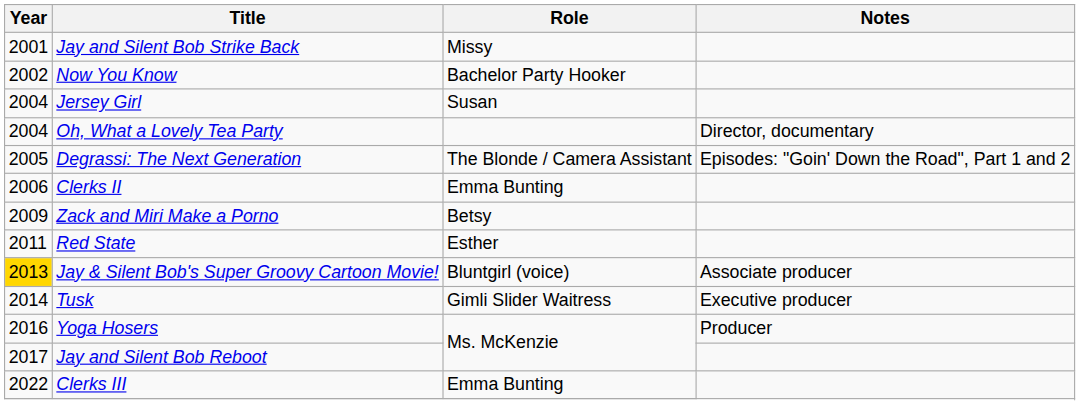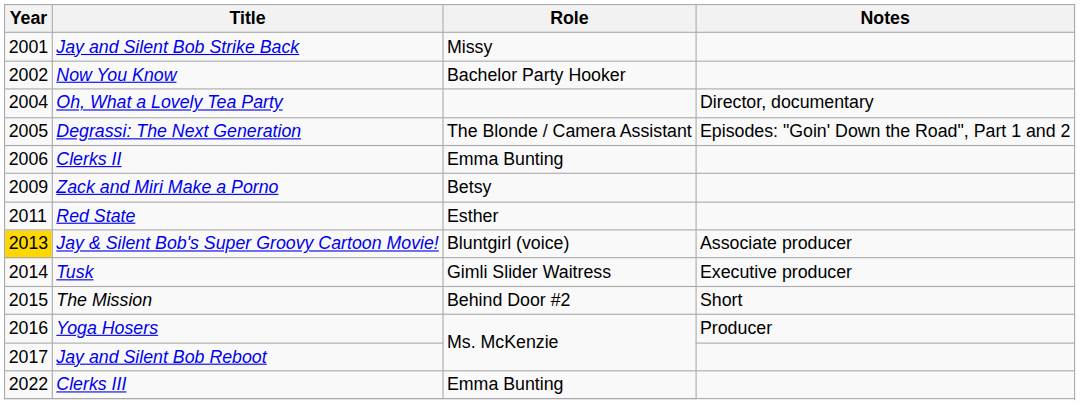- row: (99, 103)
+ row: (104, 300)
